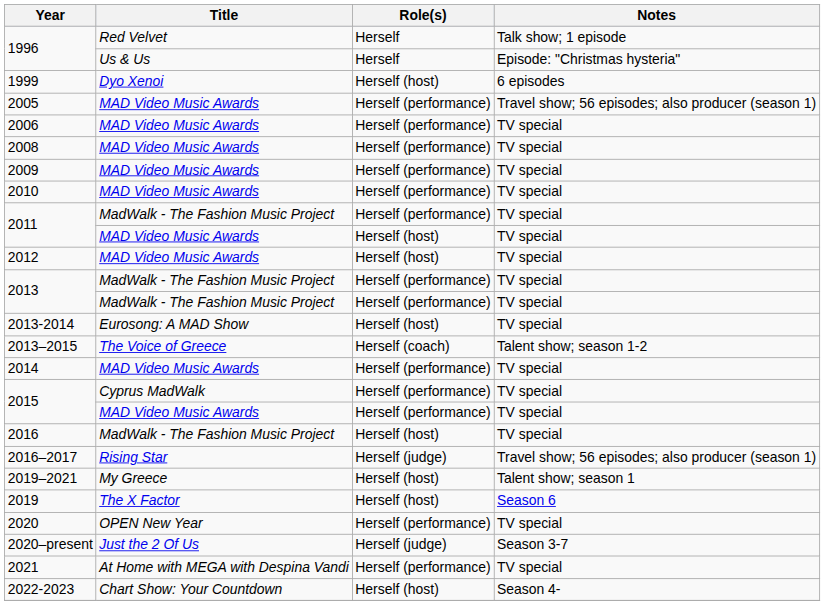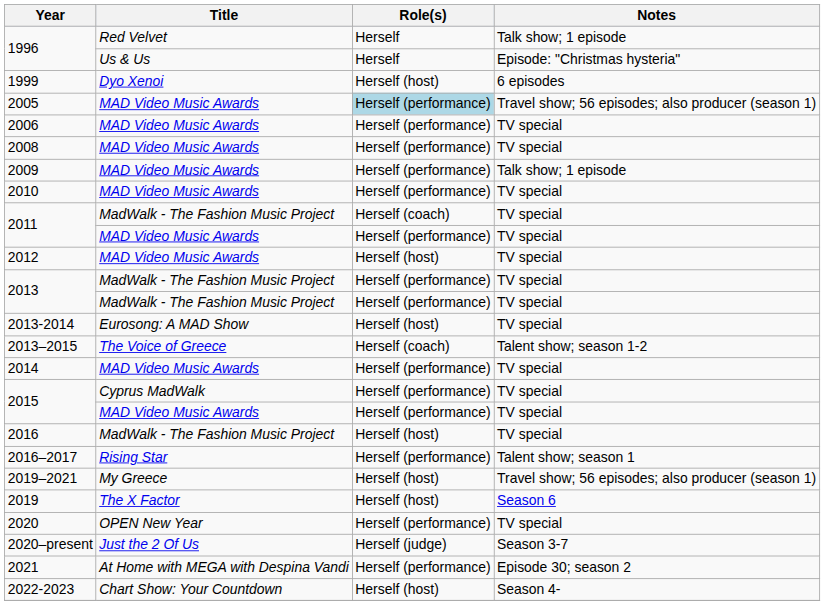(423, 103) no background -> (423, 103) lightblue background
(530, 170) TV special -> (562, 170) Talk show; 1 episode
(423, 214) Herself (performance) -> (402, 214) Herself (coach)
(397, 236) Herself (host) -> (423, 236) Herself (performance)
(401, 457) Herself (judge) -> (423, 457) Herself (performance)
(657, 457) Travel show; 56 episodes; also producer (season 1) -> (566, 457) Talent show; season 1
(566, 479) Talent show; season 1 -> (657, 479) Travel show; 56 episodes; also producer (season 1)
(530, 567) TV special -> (564, 567) Episode 30; season 2
